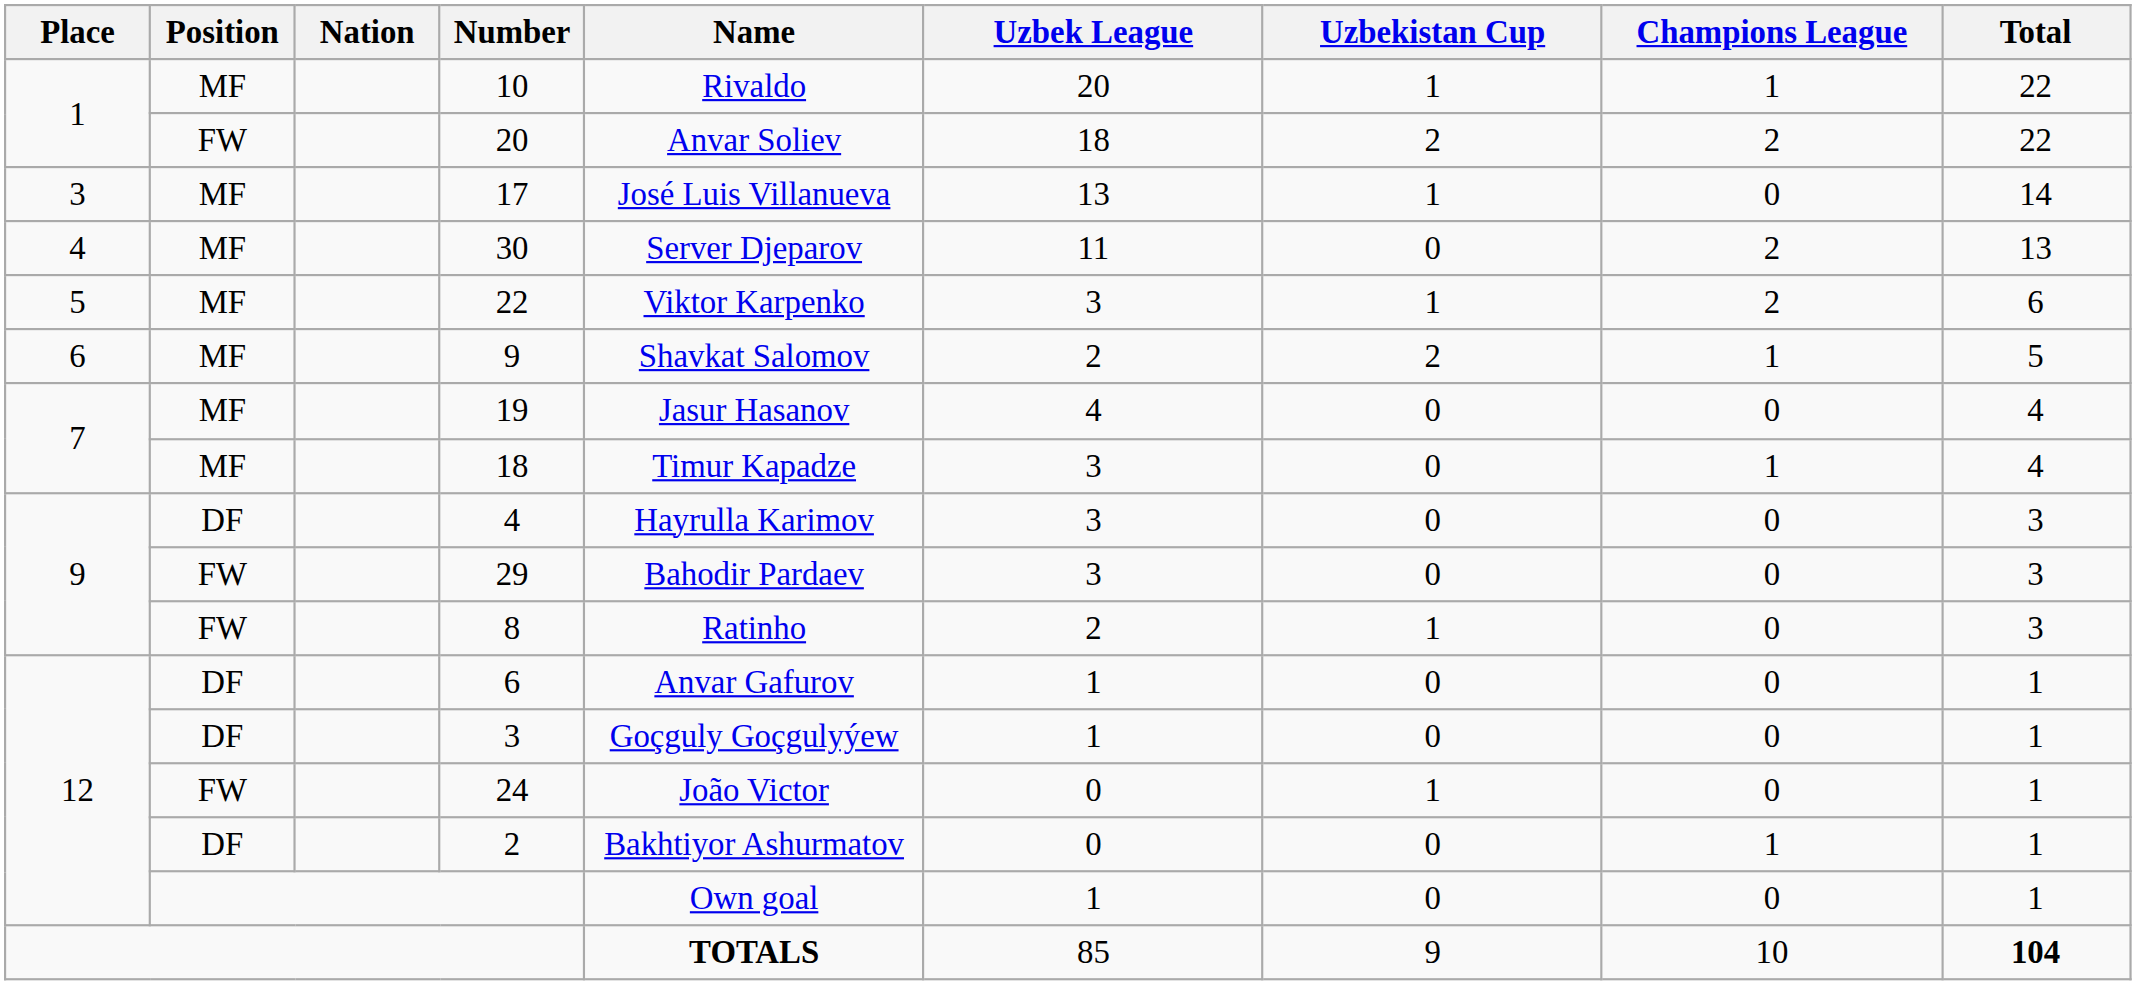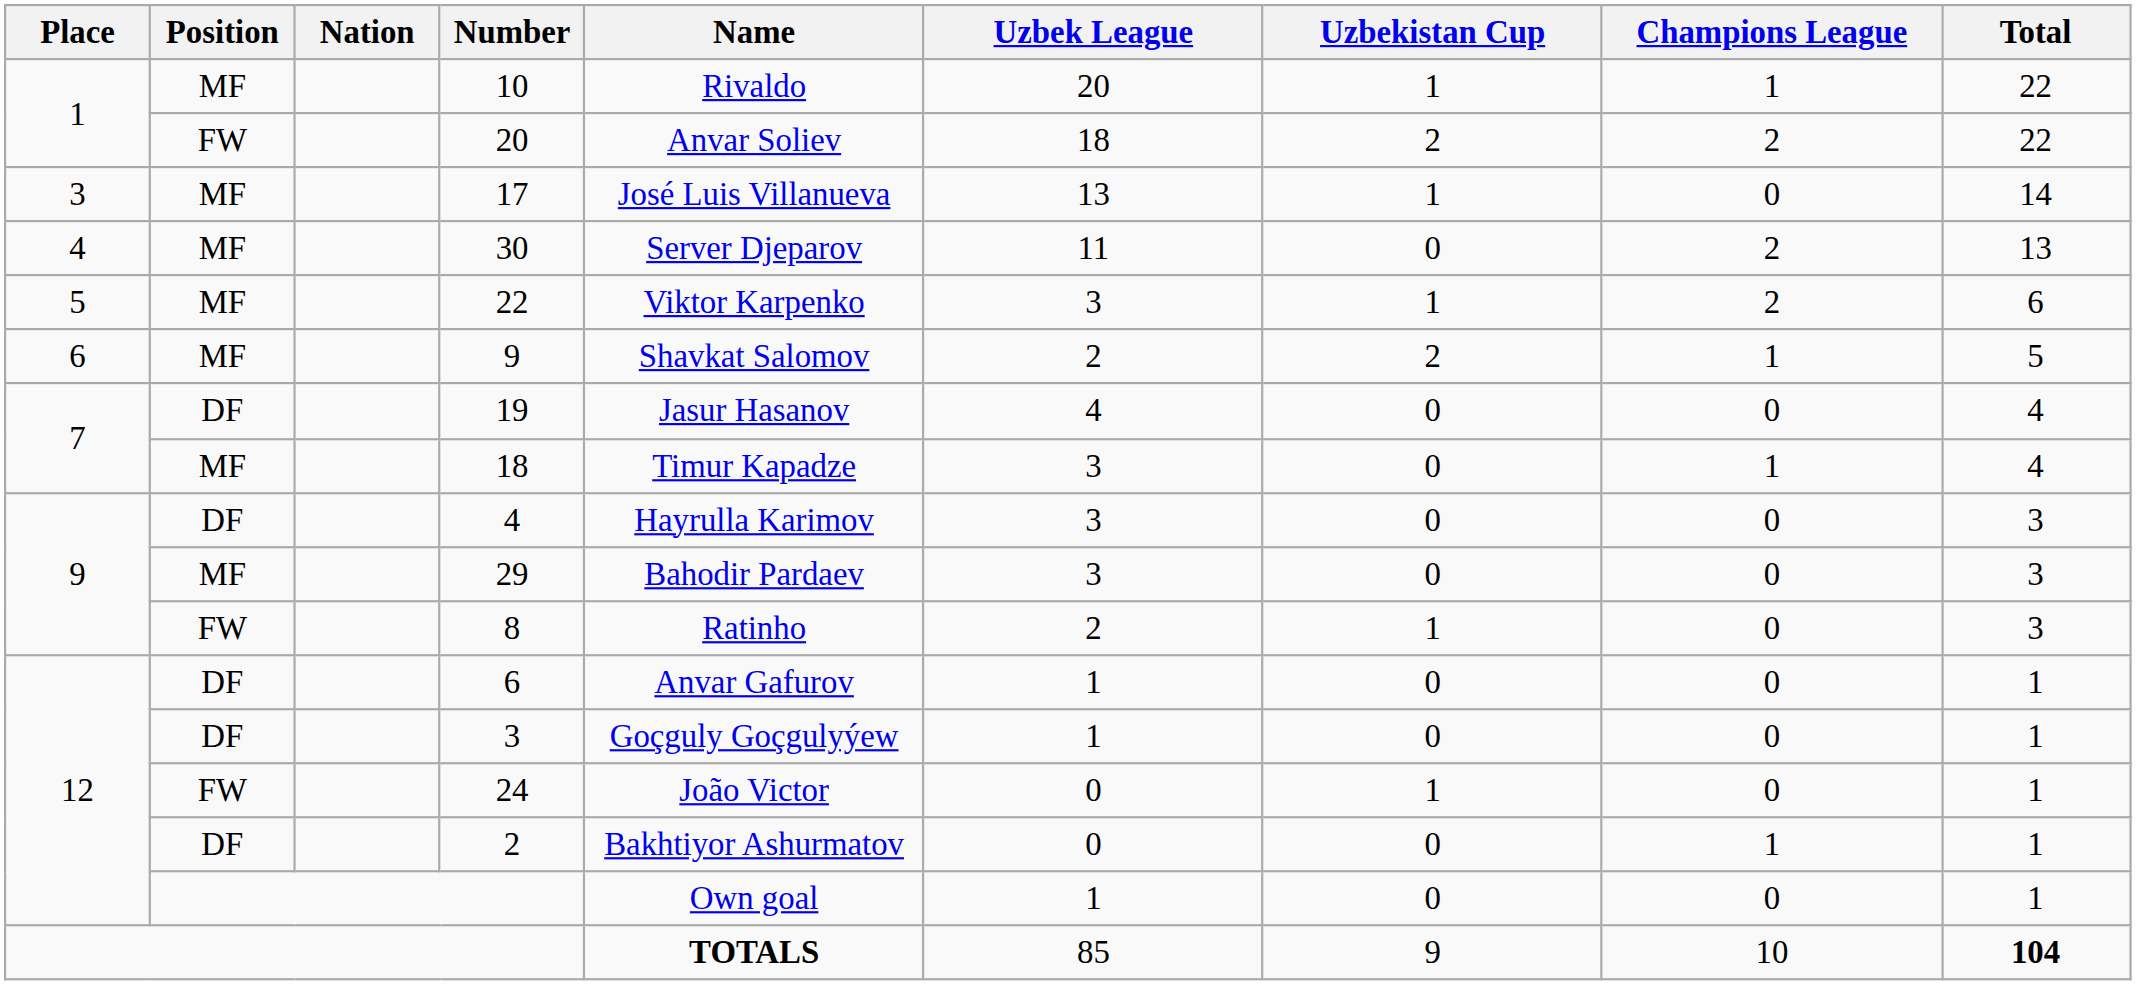(222, 410) MF -> (222, 410) DF
(222, 573) FW -> (222, 573) MF
